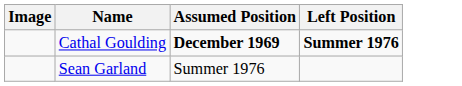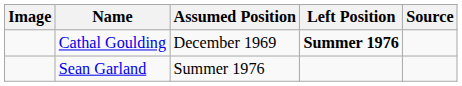+ column: (430, 17)
(227, 42) bold -> (225, 42) normal
